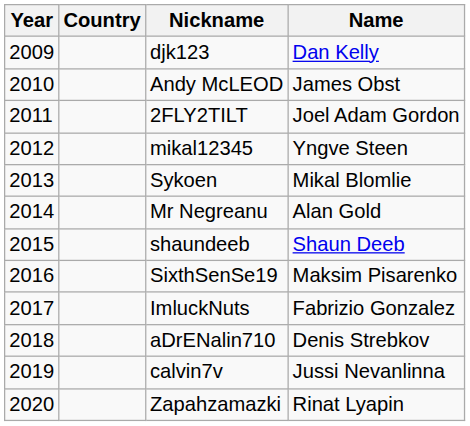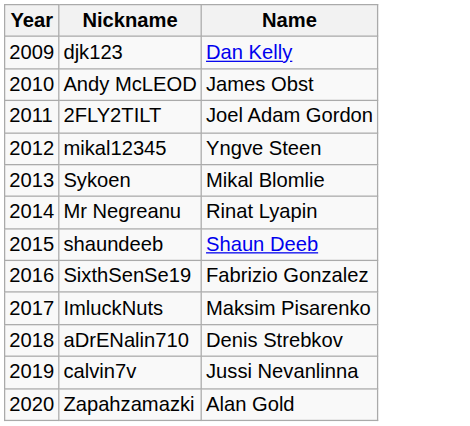- column: (102, 20)
(337, 212) Alan Gold -> (262, 212) Rinat Lyapin
(375, 276) Maksim Pisarenko -> (287, 276) Fabrizio Gonzalez
(374, 308) Fabrizio Gonzalez -> (288, 308) Maksim Pisarenko
(348, 404) Rinat Lyapin -> (250, 404) Alan Gold
